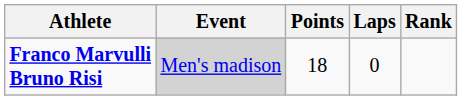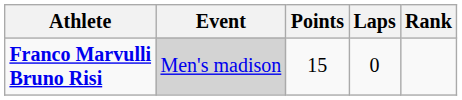(317, 66) 18 -> (317, 66) 15
